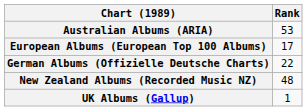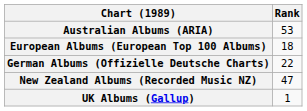(287, 47) 17 -> (287, 47) 18
(287, 81) 48 -> (287, 81) 47
